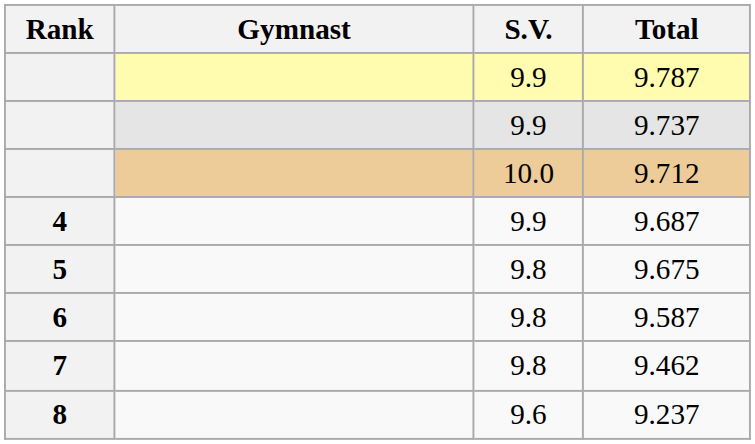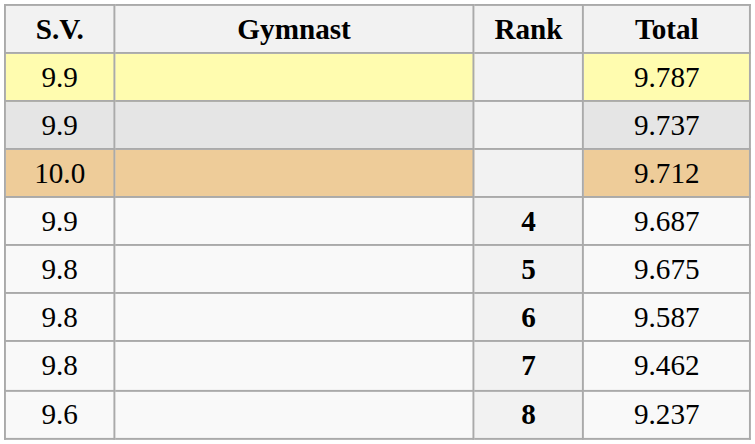columns swapped: (60, 28) <-> (528, 28)
